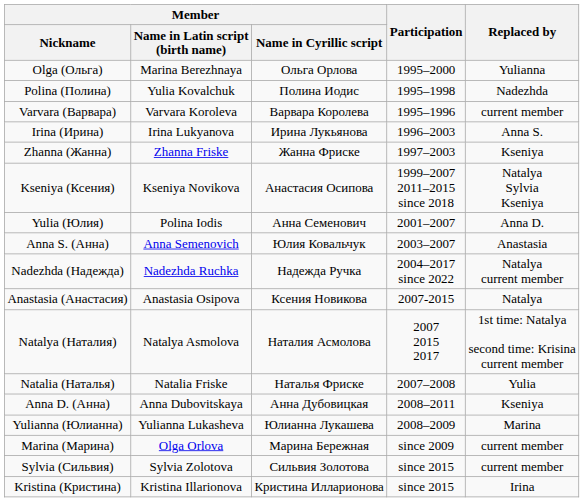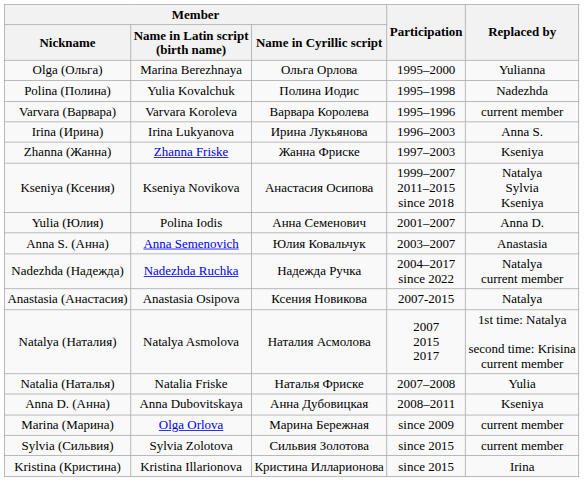- row: (68, 425)
